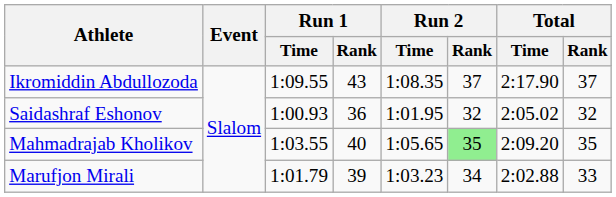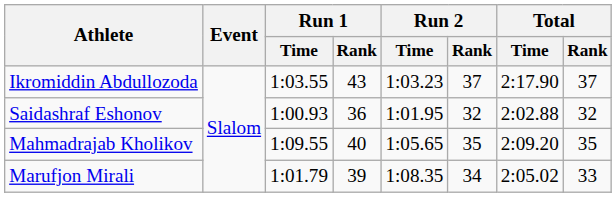(299, 81) 1:09.55 -> (299, 81) 1:03.55
(414, 81) 1:08.35 -> (414, 81) 1:03.23
(530, 113) 2:05.02 -> (530, 113) 2:02.88
(299, 144) 1:03.55 -> (299, 144) 1:09.55
(472, 144) lightgreen background -> (472, 144) no background
(414, 176) 1:03.23 -> (414, 176) 1:08.35
(530, 176) 2:02.88 -> (530, 176) 2:05.02
